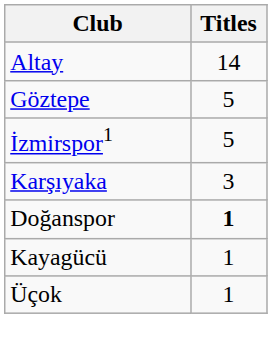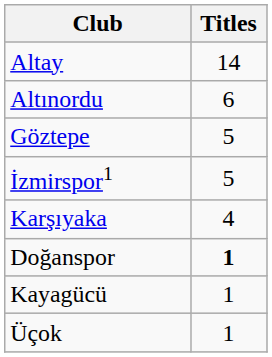+ row: (57, 99)
(229, 181) 3 -> (229, 218) 4
